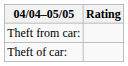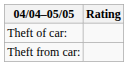rows swapped: (37, 52) <-> (44, 33)
